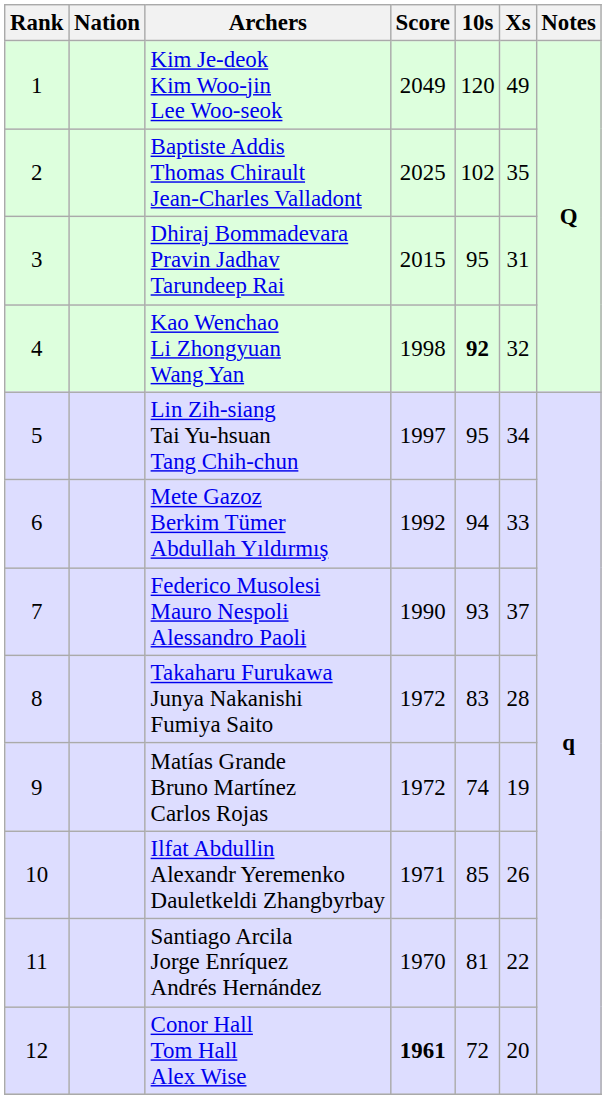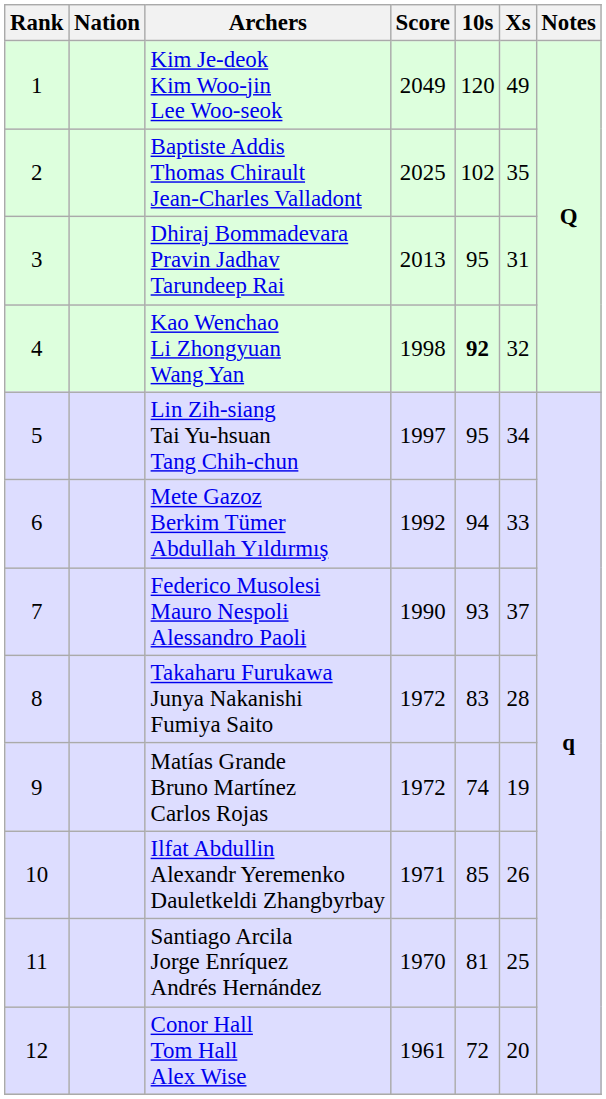(423, 260) 2015 -> (423, 260) 2013
(518, 962) 22 -> (518, 962) 25
(423, 1050) bold -> (423, 1050) normal
